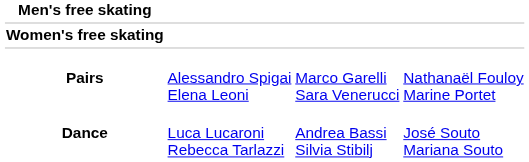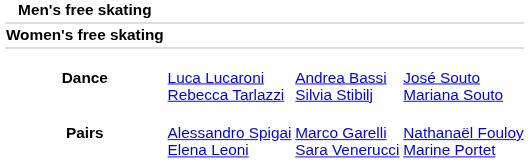rows swapped: (85, 77) <-> (85, 133)
